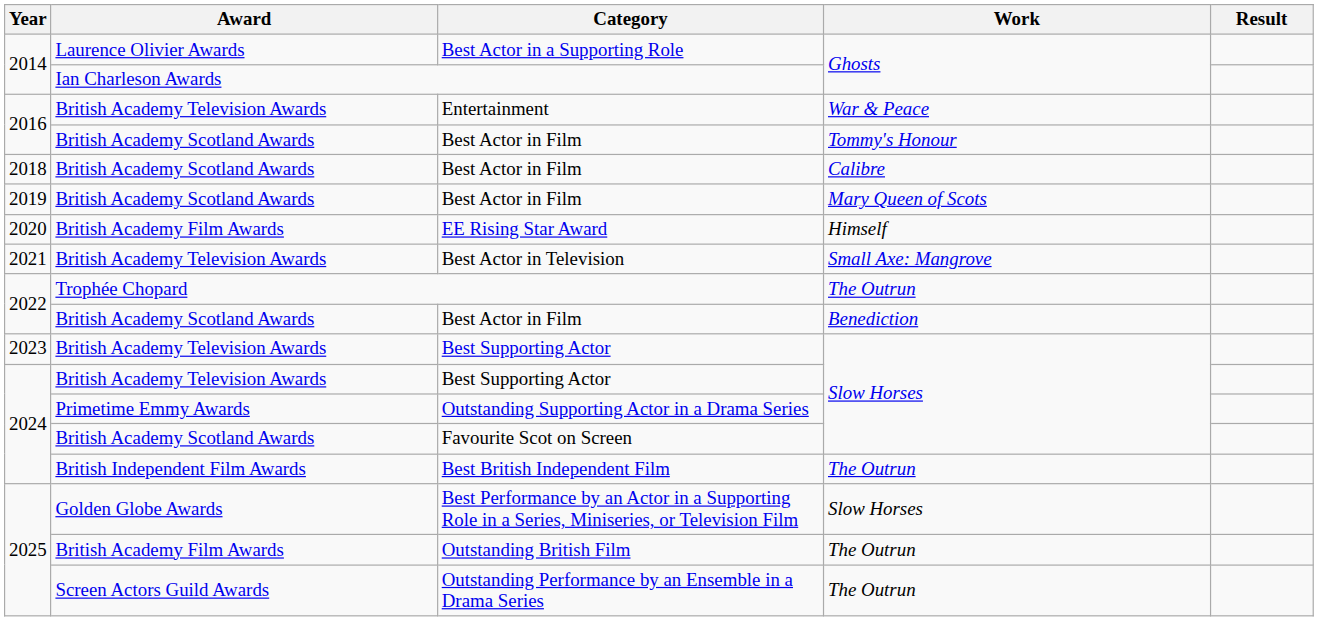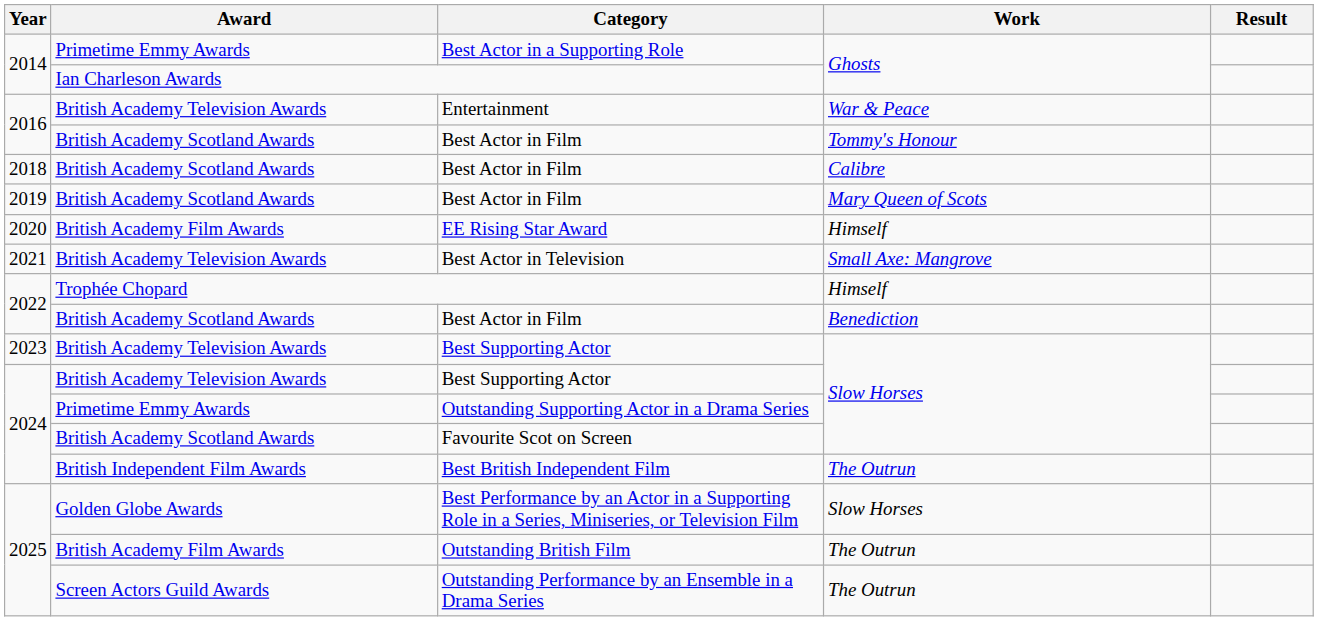(150, 49) Laurence Olivier Awards -> (153, 49) Primetime Emmy Awards
(872, 288) The Outrun -> (857, 288) Himself
